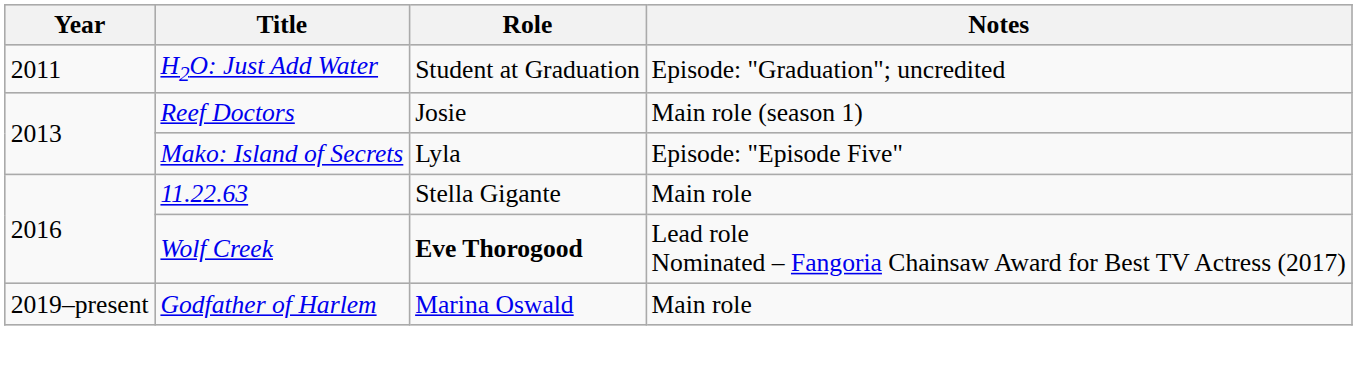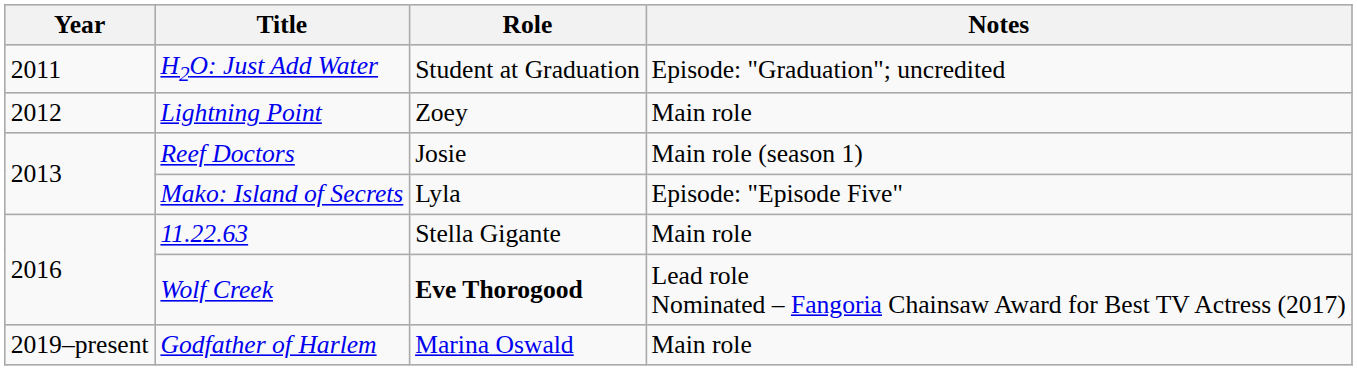+ row: (241, 112)
